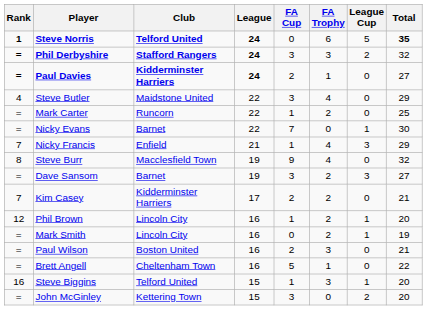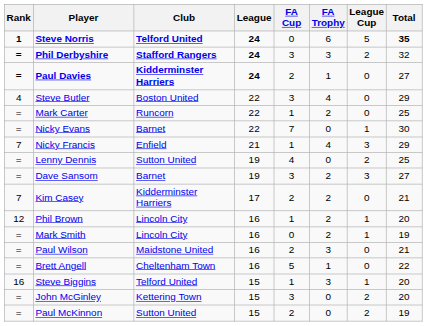(175, 97) Maidstone United -> (167, 97) Boston United
- row: (59, 160)
+ row: (66, 160)
(167, 250) Boston United -> (175, 250) Maidstone United
+ row: (69, 313)
